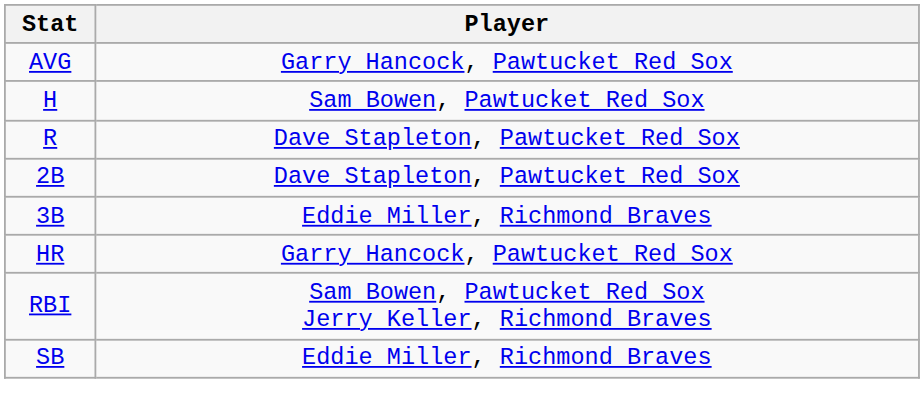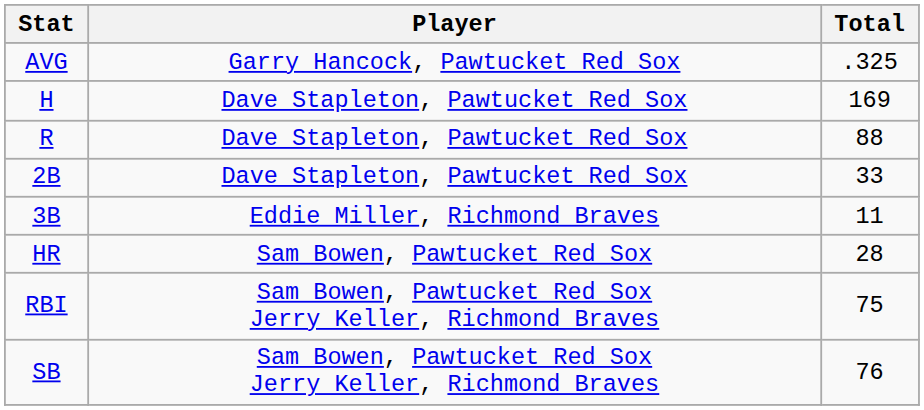+ column: (870, 24)
(507, 101) Sam Bowen, Pawtucket Red Sox -> (454, 101) Dave Stapleton, Pawtucket Red Sox
(507, 254) Garry Hancock, Pawtucket Red Sox -> (454, 254) Sam Bowen, Pawtucket Red Sox
(507, 358) Eddie Miller, Richmond Braves -> (454, 372) Sam Bowen, Pawtucket Red Sox Jerry Keller, Richmond Braves
